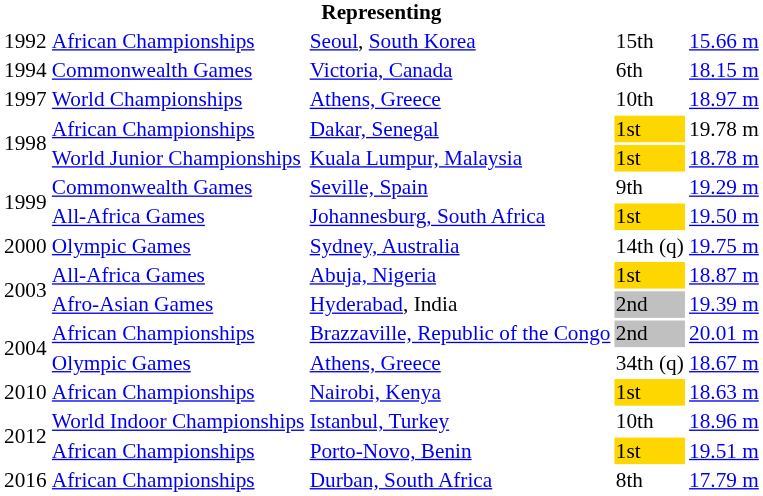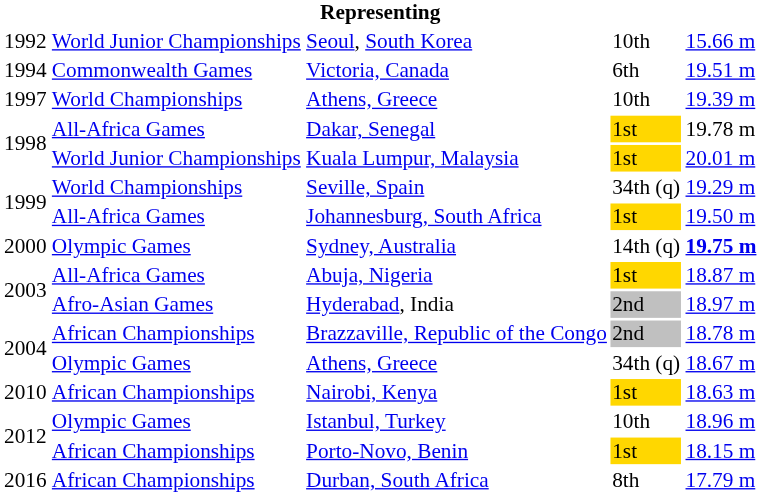(153, 41) African Championships -> (176, 41) World Junior Championships
(635, 41) 15th -> (631, 41) 10th
(724, 70) 18.15 m -> (720, 70) 19.51 m
(724, 99) 18.97 m -> (720, 99) 19.39 m
(153, 128) African Championships -> (128, 128) All-Africa Games
(724, 158) 18.78 m -> (720, 158) 20.01 m
(152, 187) Commonwealth Games -> (147, 187) World Championships
(629, 187) 9th -> (646, 187) 34th (q)
(724, 245) normal -> (721, 245) bold
(724, 304) 19.39 m -> (720, 304) 18.97 m
(724, 333) 20.01 m -> (720, 333) 18.78 m
(178, 421) World Indoor Championships -> (121, 421) Olympic Games
(724, 450) 19.51 m -> (720, 450) 18.15 m
